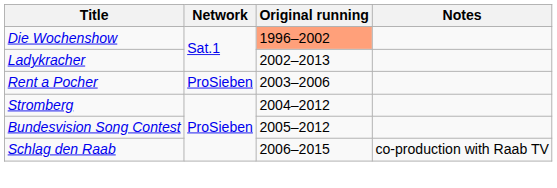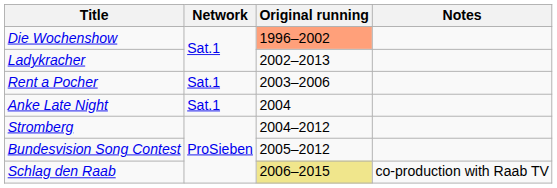(220, 82) ProSieben -> (204, 82) Sat.1
+ row: (58, 104)
(295, 149) no background -> (295, 171) khaki background
